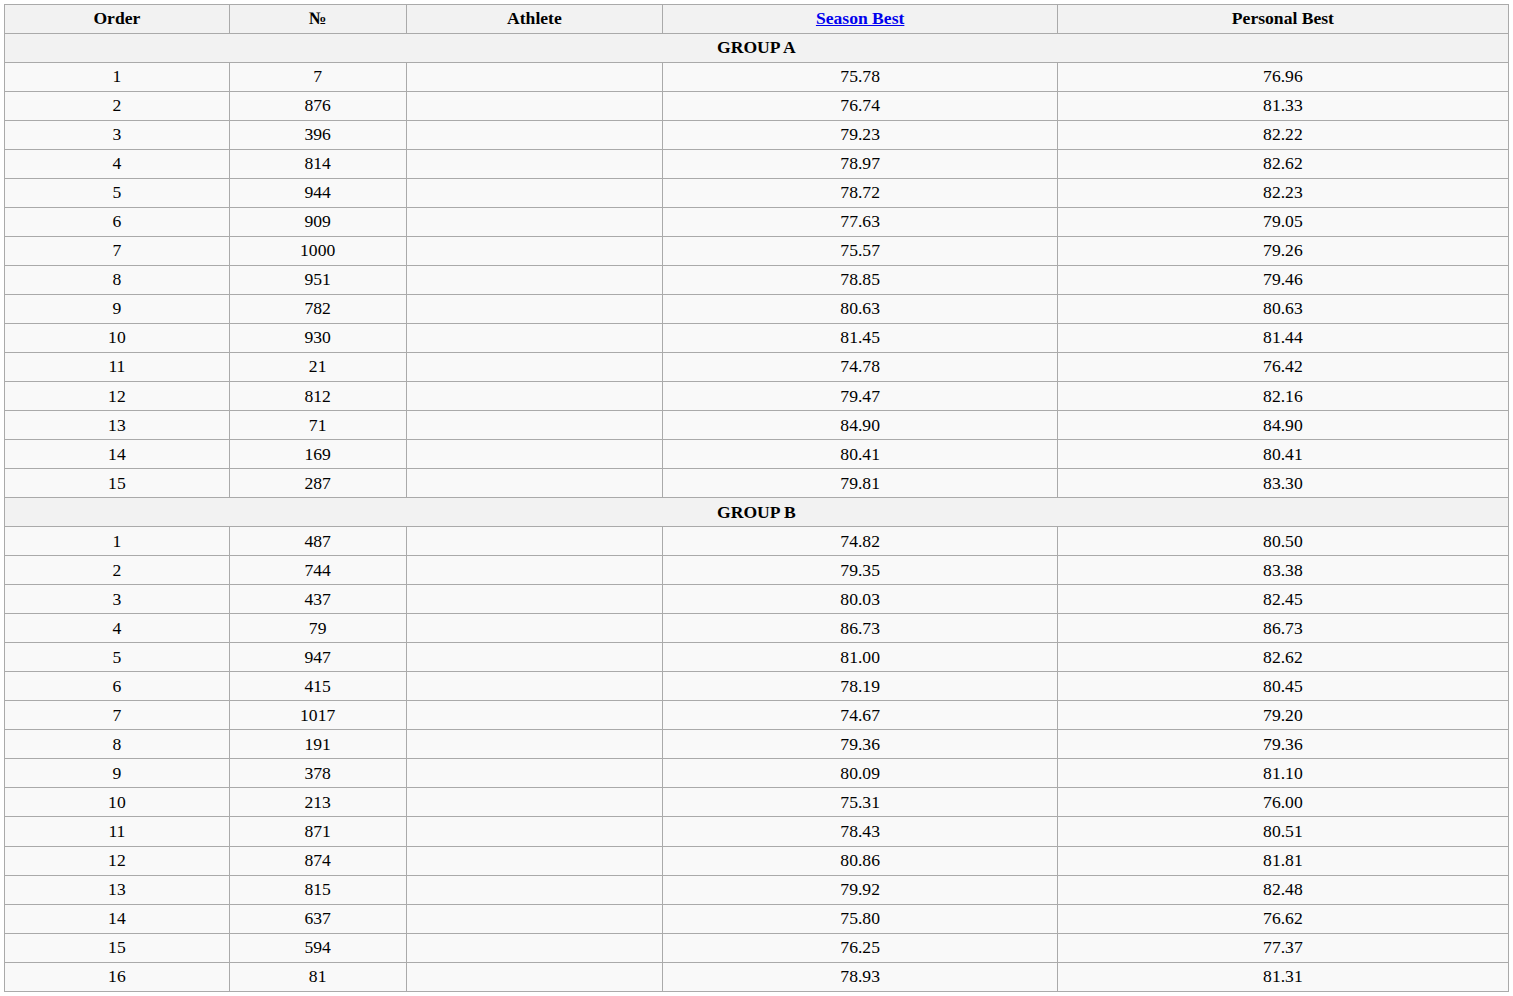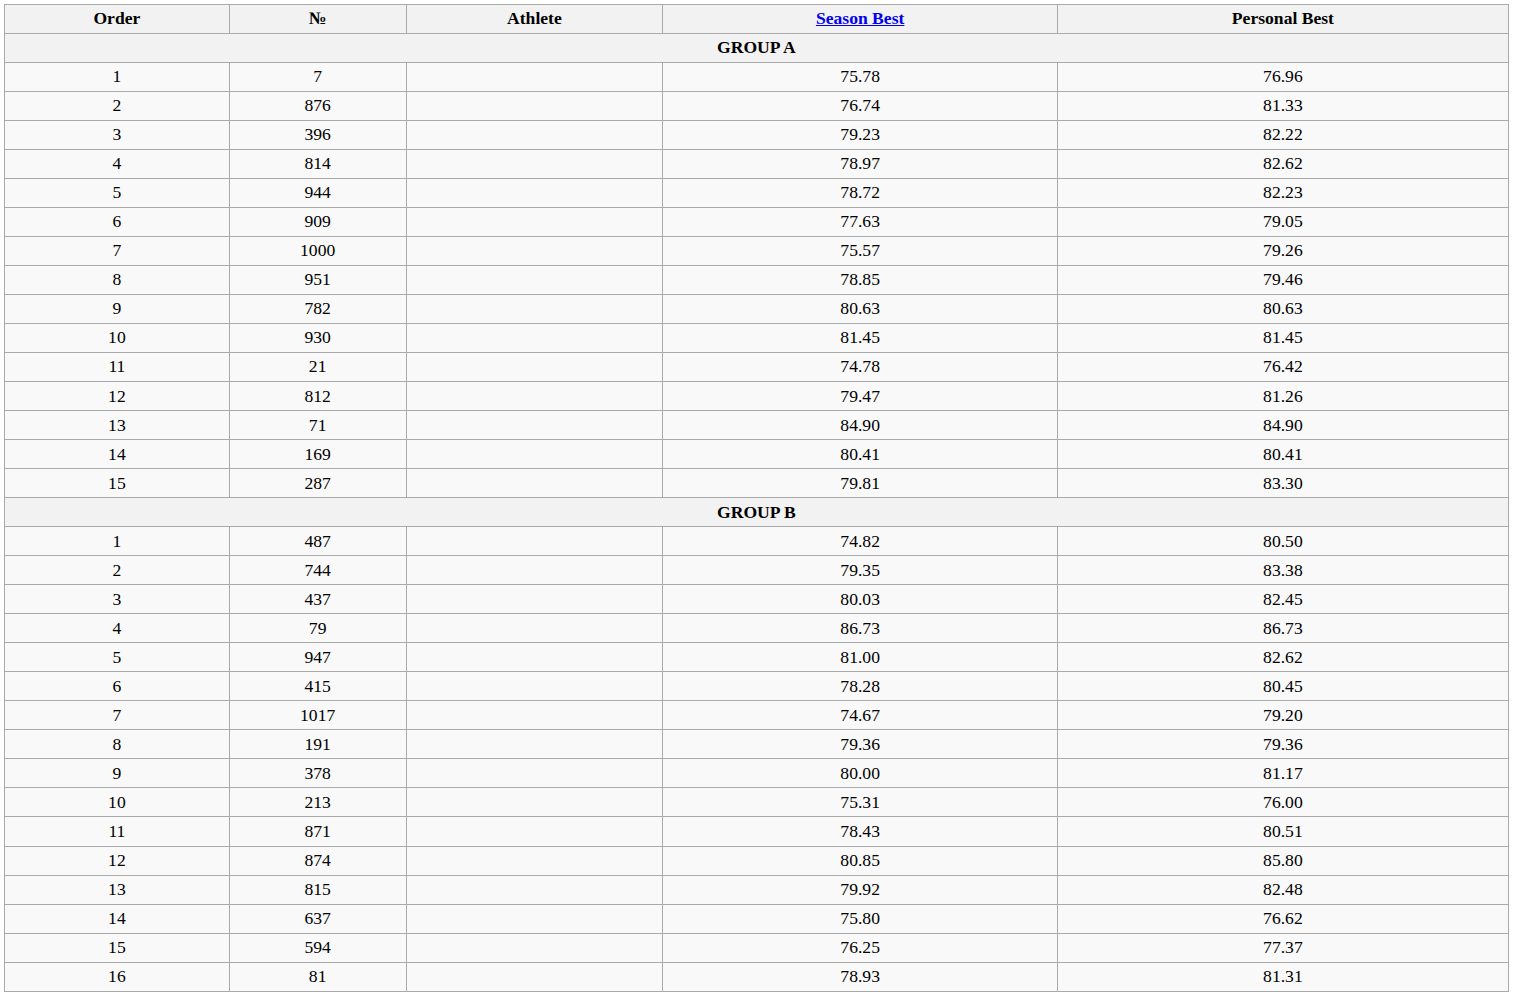(1283, 337) 81.44 -> (1283, 337) 81.45
(1283, 396) 82.16 -> (1283, 396) 81.26
(860, 686) 78.19 -> (860, 686) 78.28
(860, 773) 80.09 -> (860, 773) 80.00
(1283, 773) 81.10 -> (1283, 773) 81.17
(860, 860) 80.86 -> (860, 860) 80.85
(1283, 860) 81.81 -> (1283, 860) 85.80
